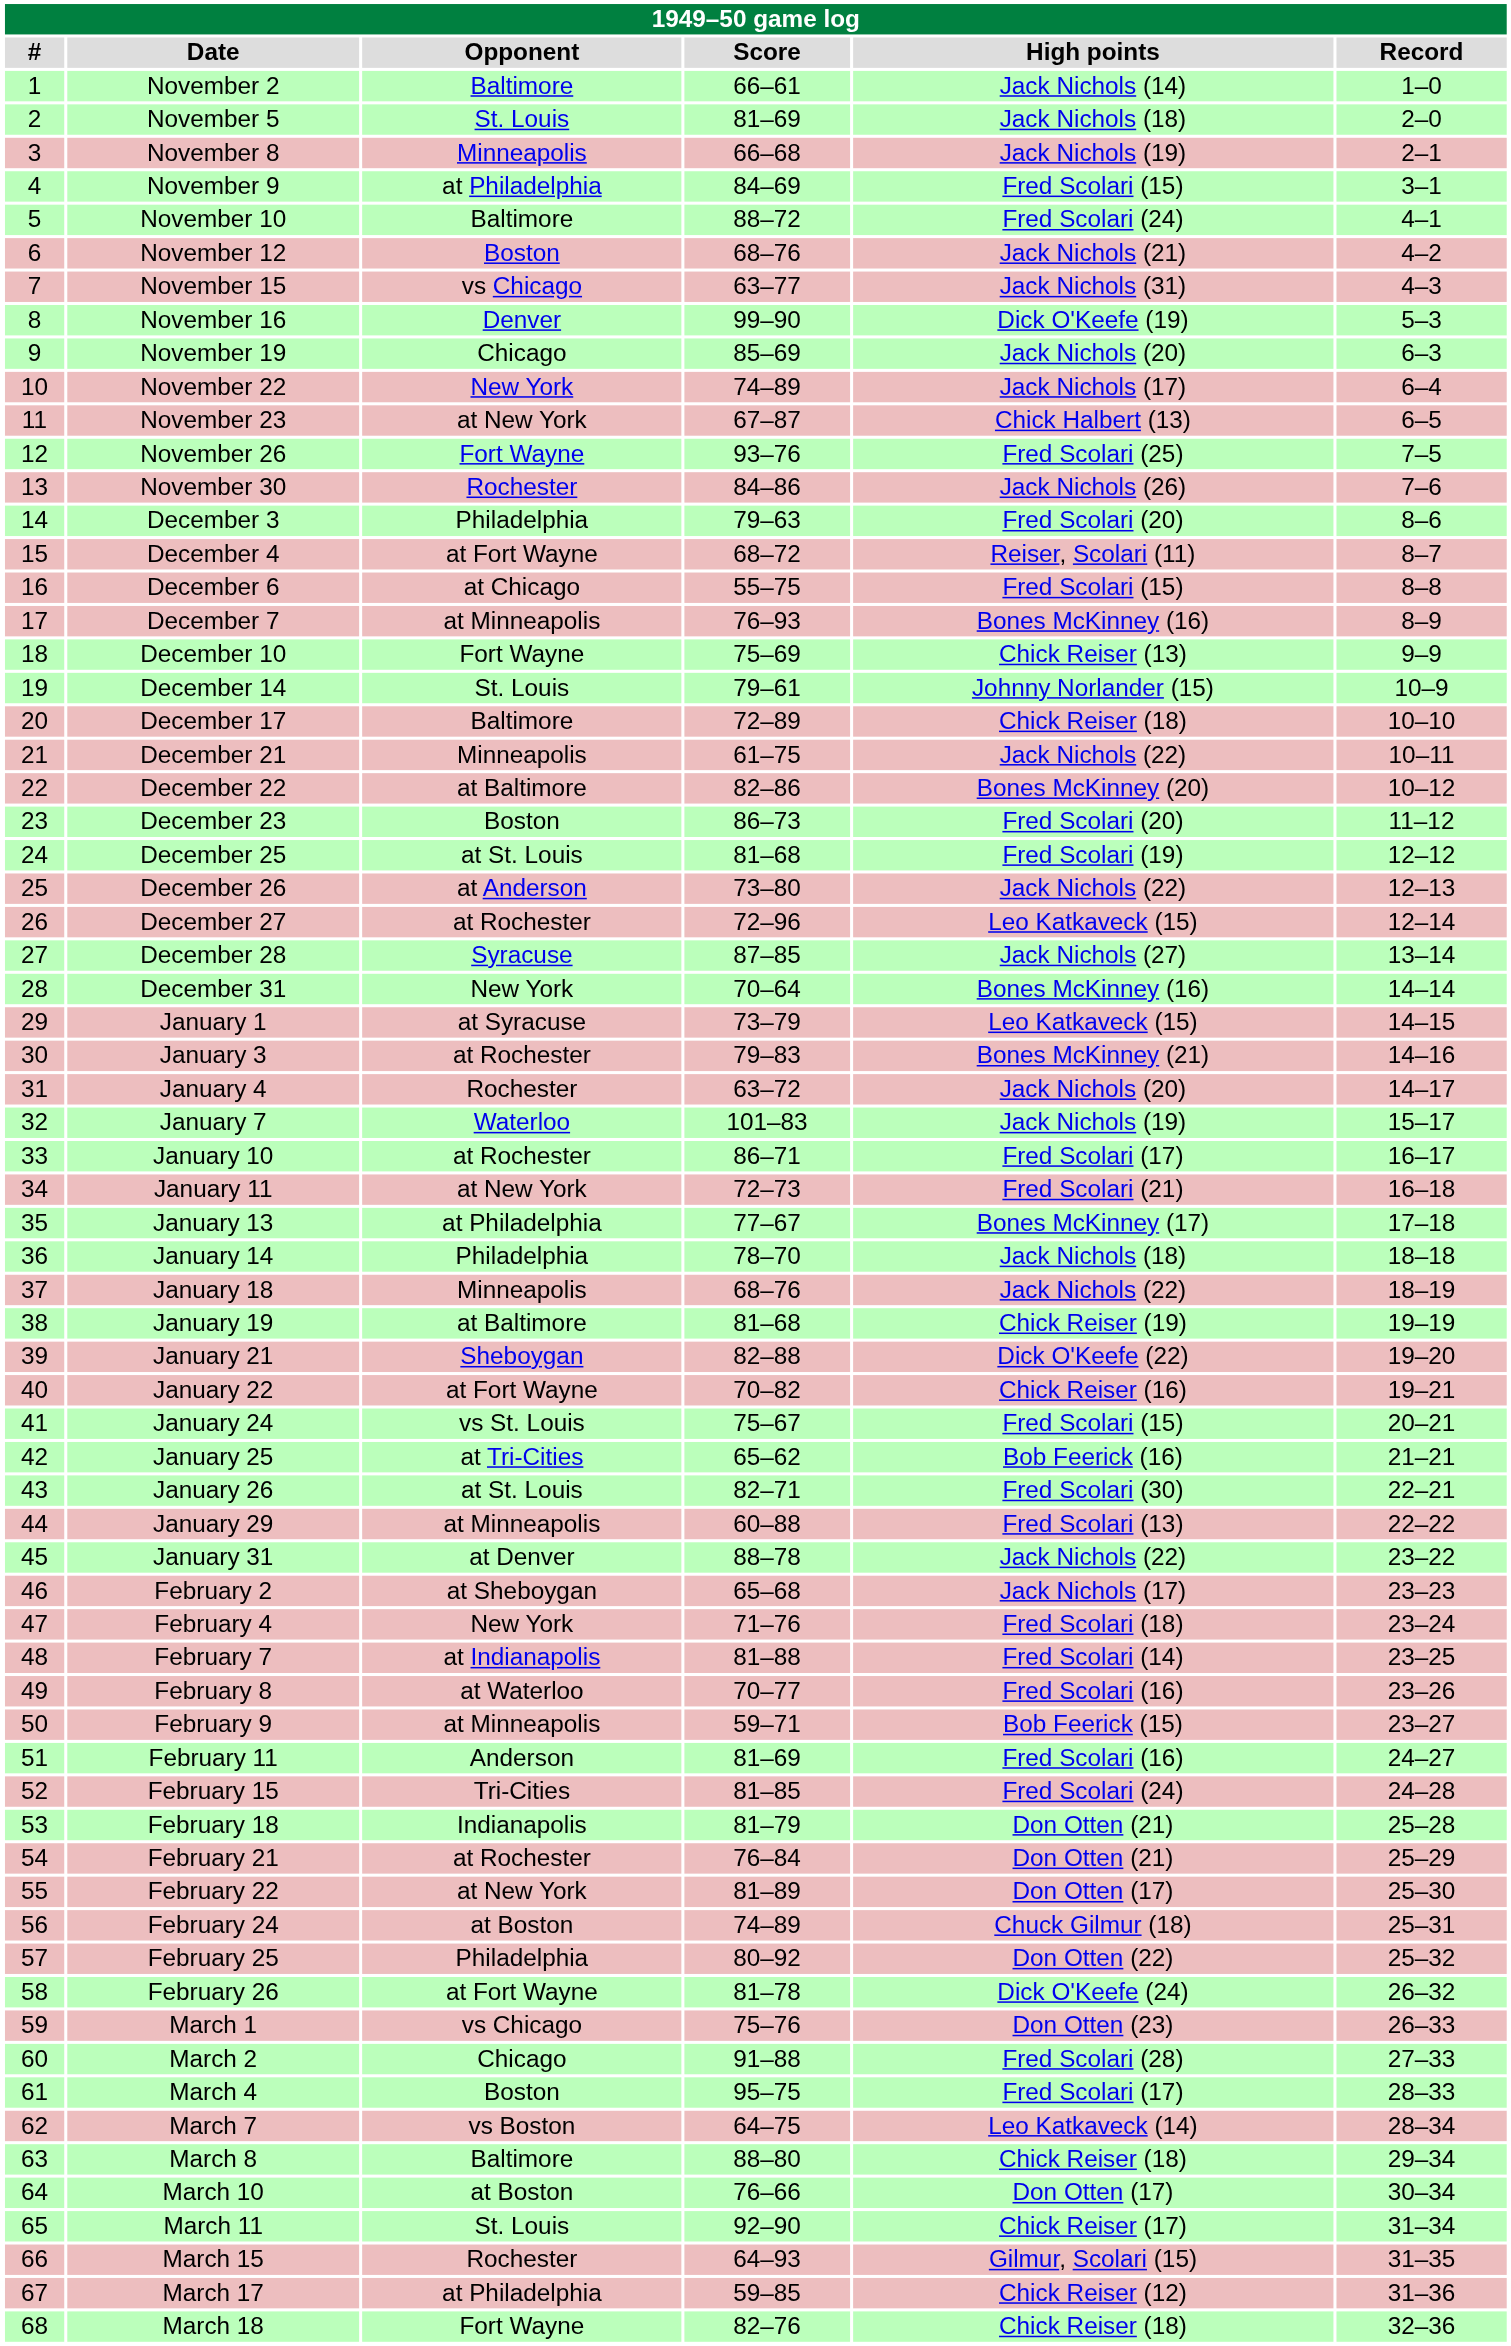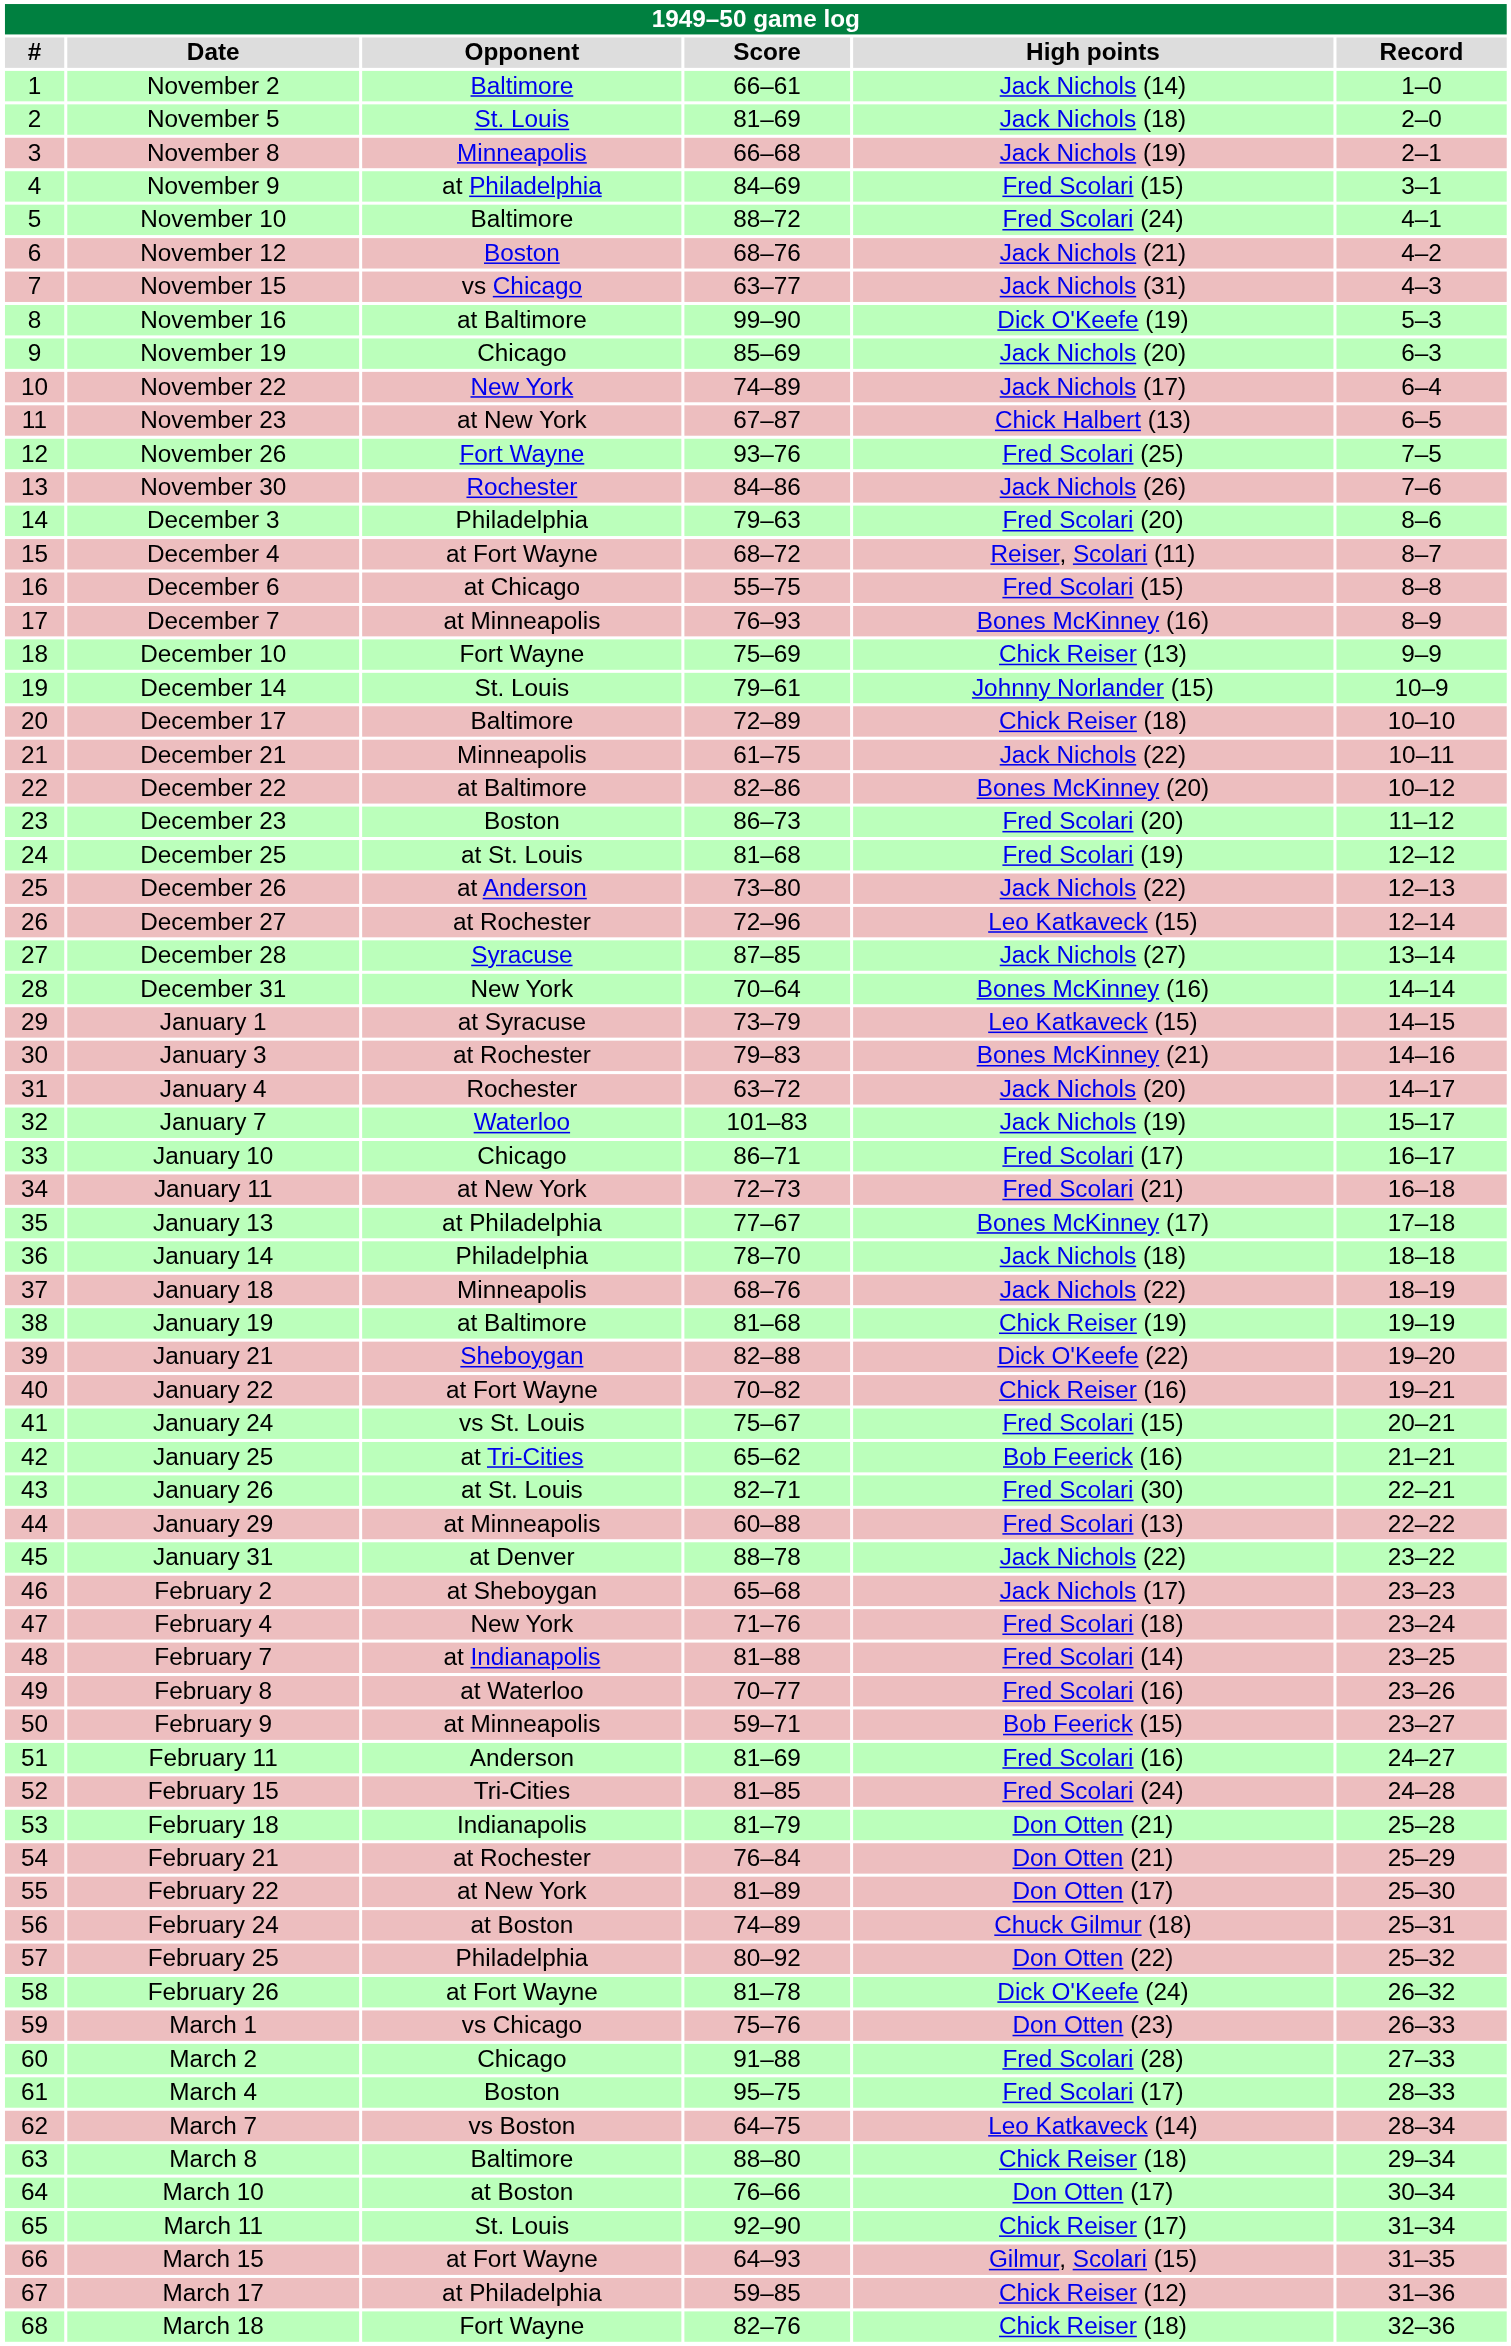(522, 319) Denver -> (522, 319) at Baltimore
(522, 1155) at Rochester -> (522, 1155) Chicago
(522, 2259) Rochester -> (522, 2259) at Fort Wayne
